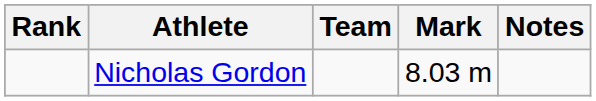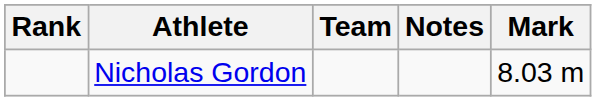columns swapped: (448, 27) <-> (545, 27)
